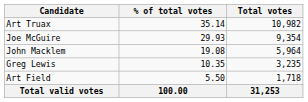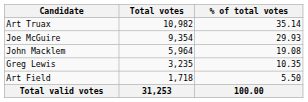columns swapped: (265, 11) <-> (173, 11)
